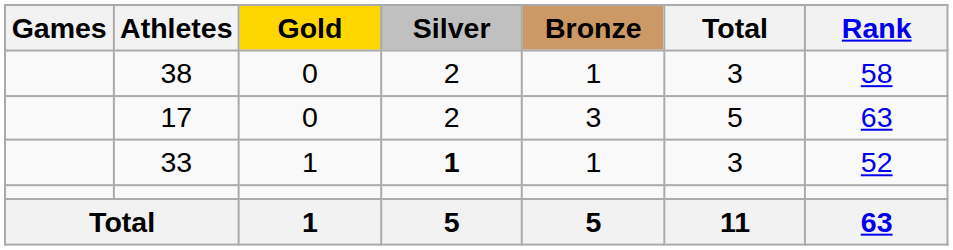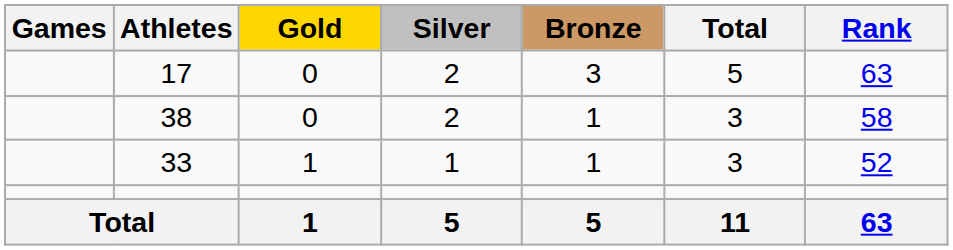rows swapped: (176, 118) <-> (176, 73)
(452, 163) bold -> (452, 163) normal
